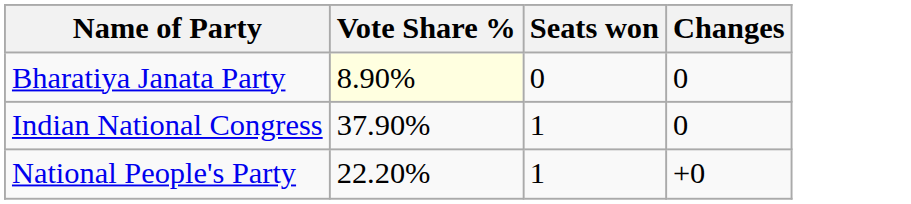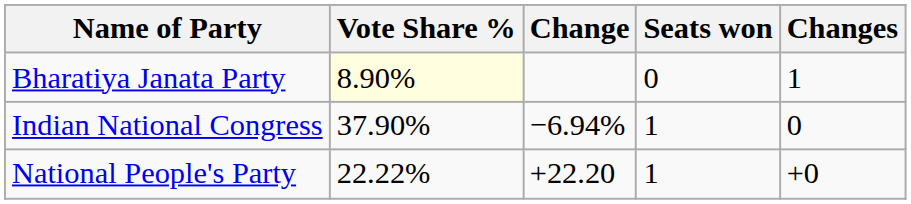+ column: (580, 28)
(681, 76) 0 -> (794, 76) 1
(384, 173) 22.20% -> (384, 173) 22.22%
